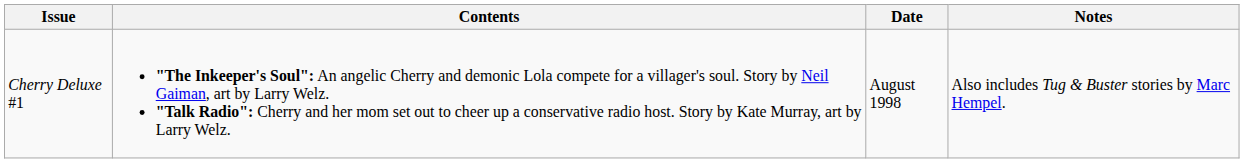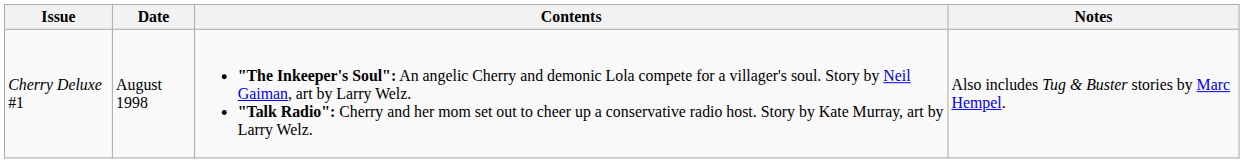columns swapped: (907, 17) <-> (489, 17)
